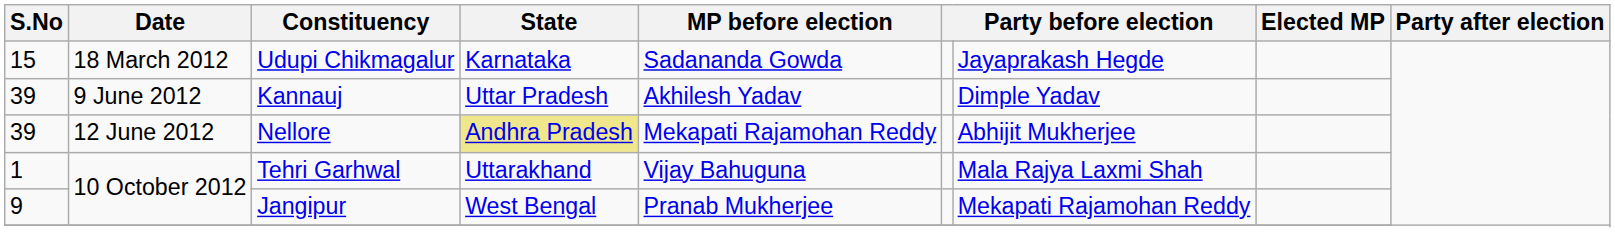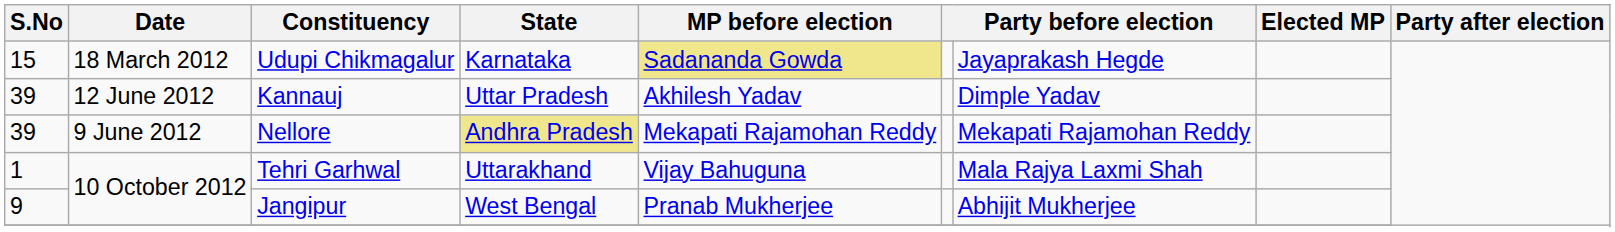(743, 59) no background -> (743, 59) khaki background
(137, 96) 9 June 2012 -> (144, 96) 12 June 2012
(144, 133) 12 June 2012 -> (137, 133) 9 June 2012
(1047, 133) Abhijit Mukherjee -> (1104, 133) Mekapati Rajamohan Reddy
(1104, 206) Mekapati Rajamohan Reddy -> (1047, 206) Abhijit Mukherjee
